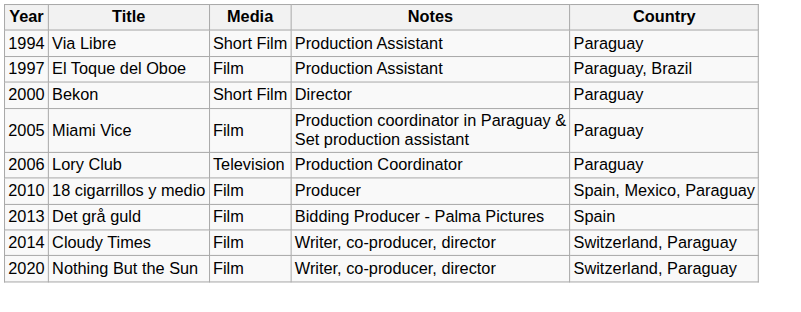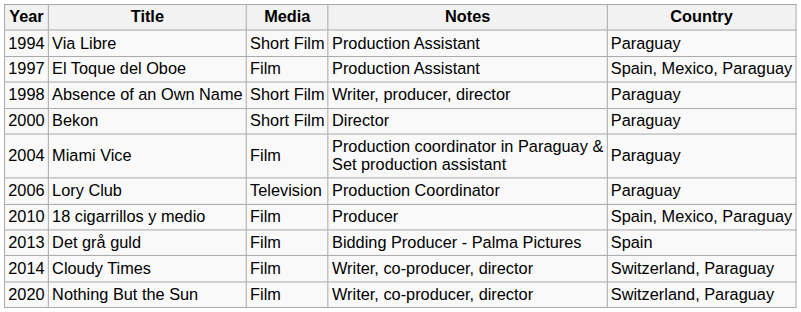(633, 69) Paraguay, Brazil -> (702, 69) Spain, Mexico, Paraguay
+ row: (147, 95)
(26, 130) 2005 -> (26, 156) 2004
